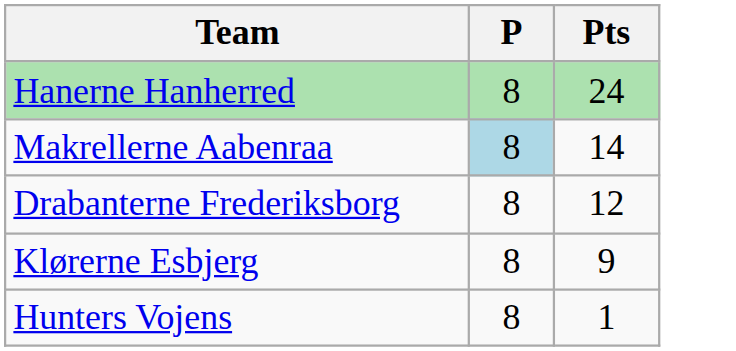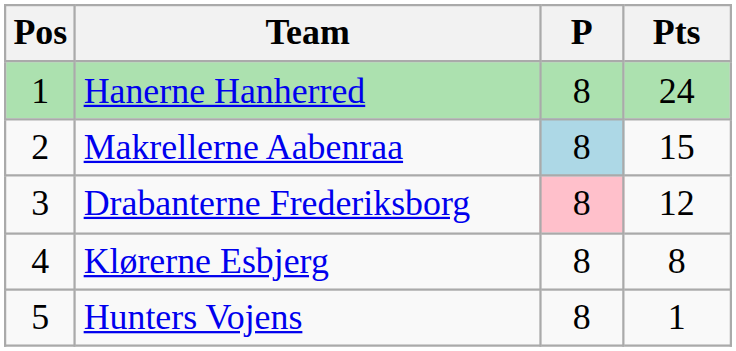+ column: (40, 32)
(606, 146) 14 -> (677, 146) 15
(512, 203) no background -> (582, 203) pink background
(606, 260) 9 -> (677, 260) 8
